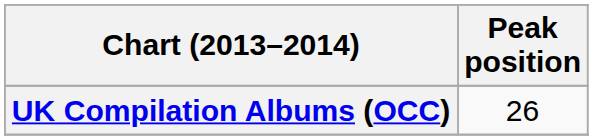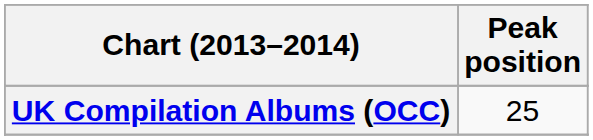(523, 109) 26 -> (523, 109) 25
